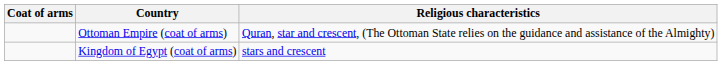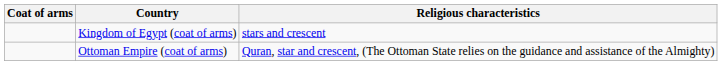rows swapped: (157, 51) <-> (153, 32)
